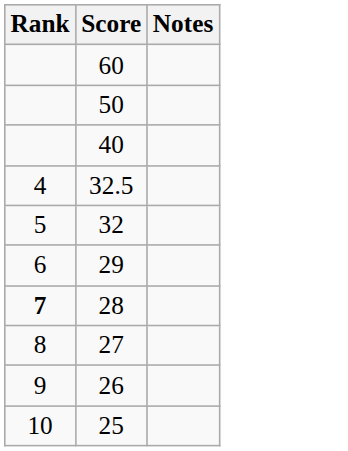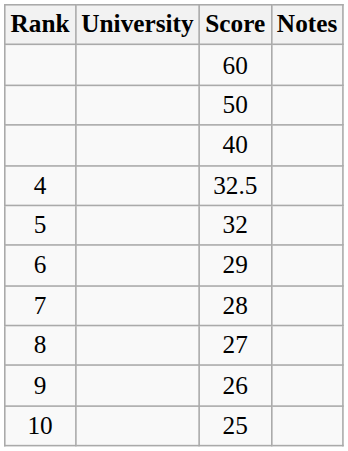+ column: (137, 24)
(40, 305) bold -> (40, 305) normal
